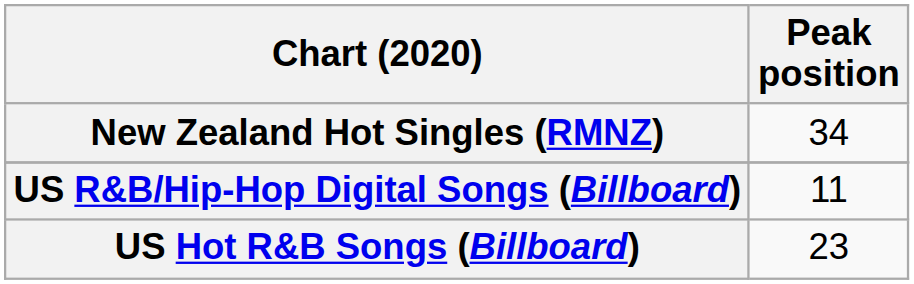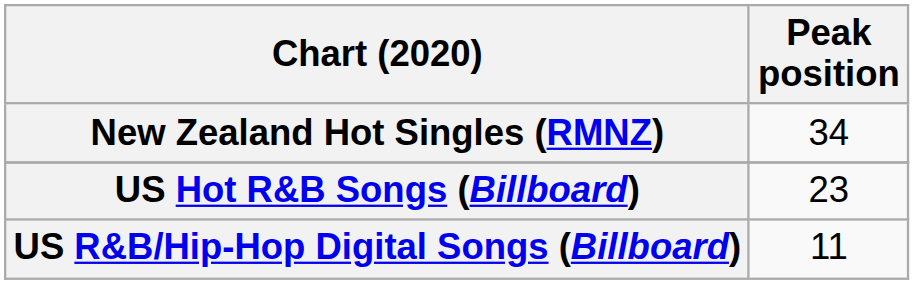rows swapped: (377, 190) <-> (377, 248)
